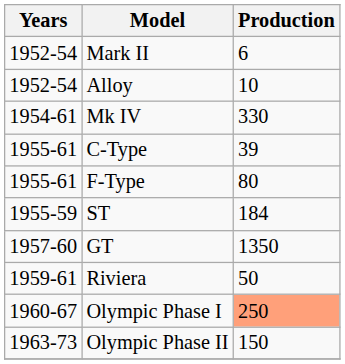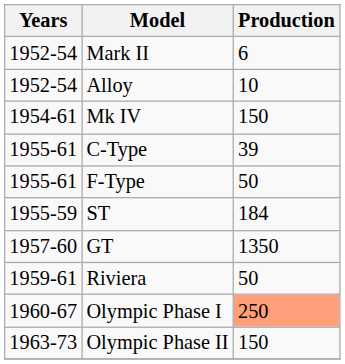(253, 117) 330 -> (253, 117) 150
(248, 181) 80 -> (248, 181) 50
